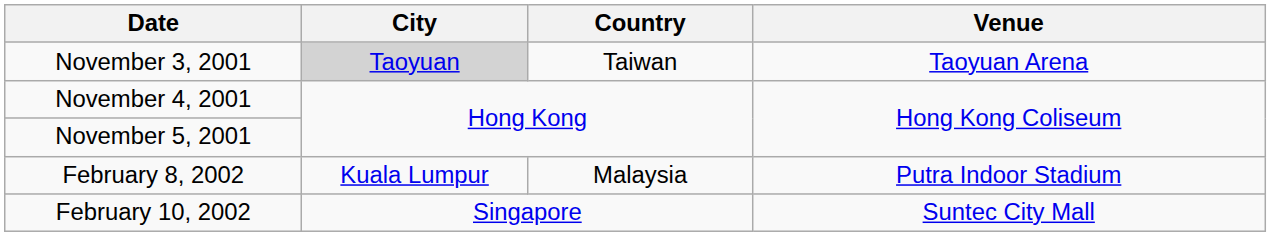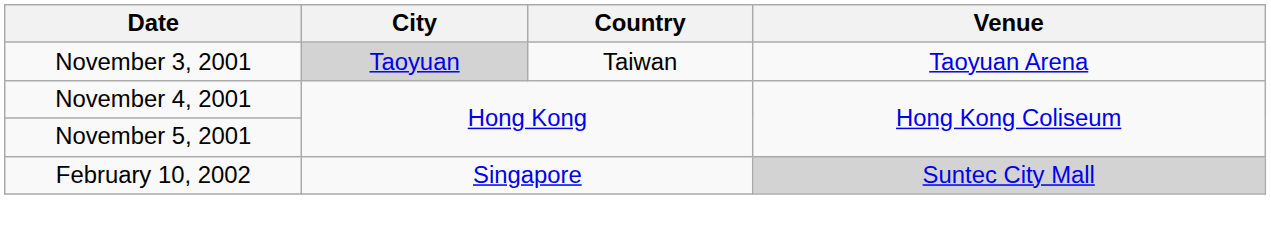- row: (153, 174)
(1009, 212) no background -> (1009, 174) lightgrey background
